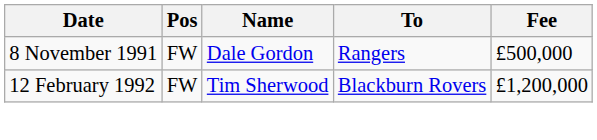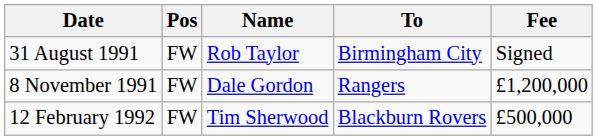+ row: (74, 53)
(534, 53) £500,000 -> (542, 85) £1,200,000
(542, 85) £1,200,000 -> (534, 118) £500,000
